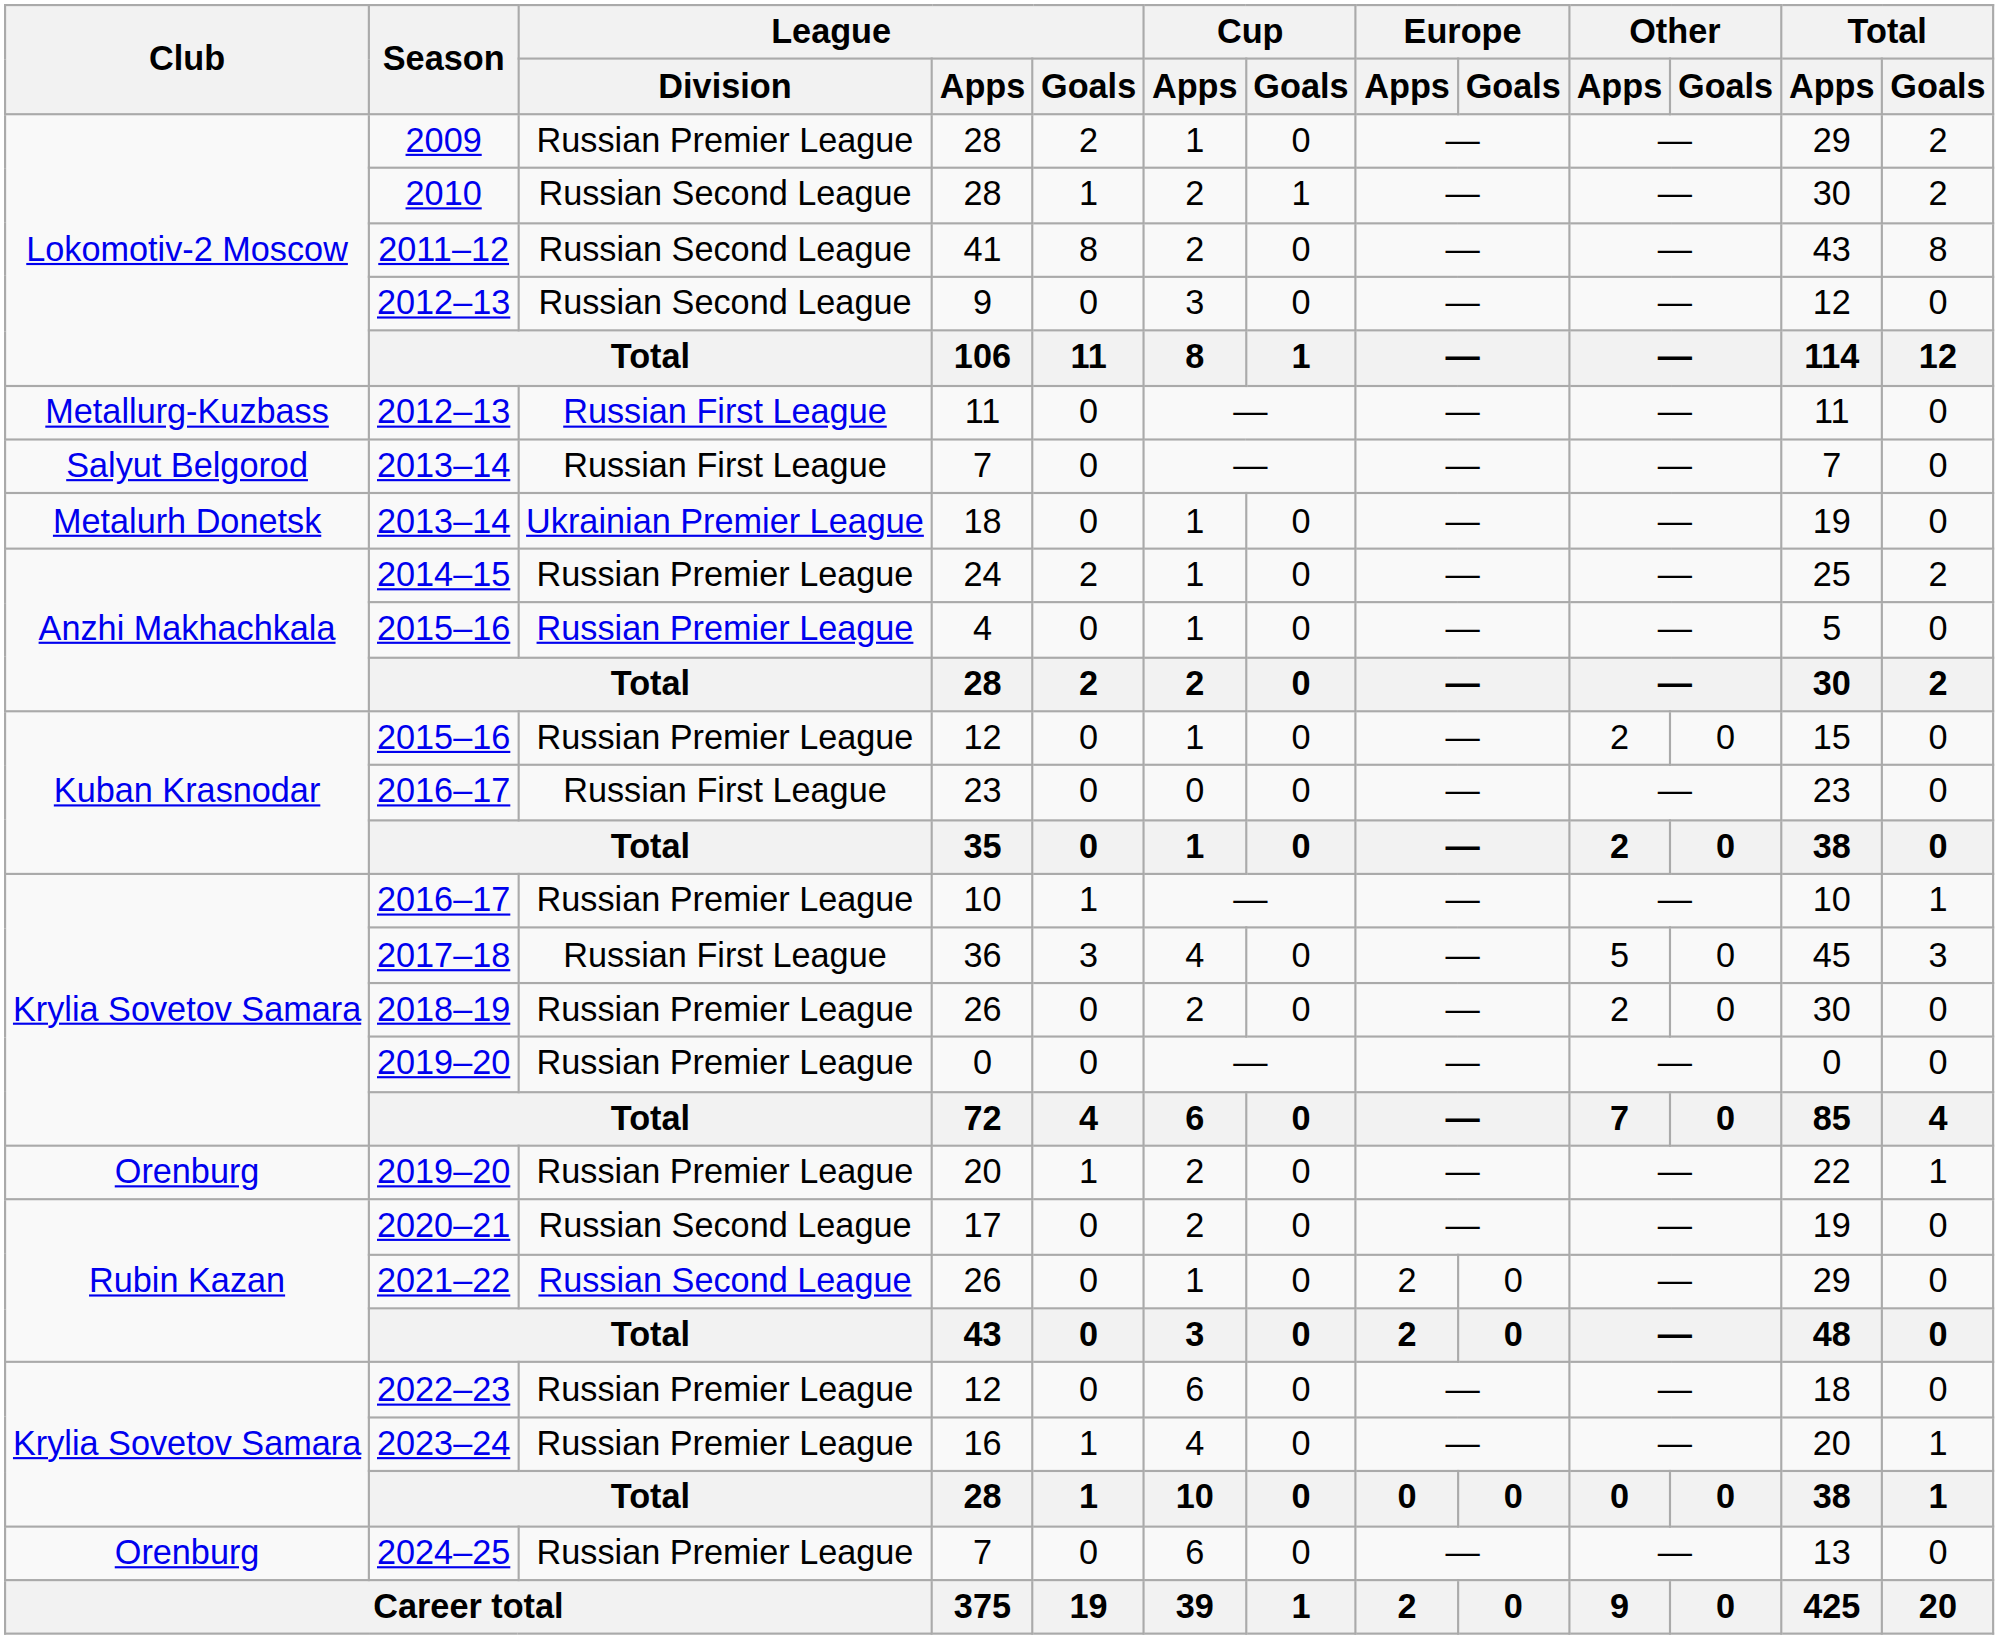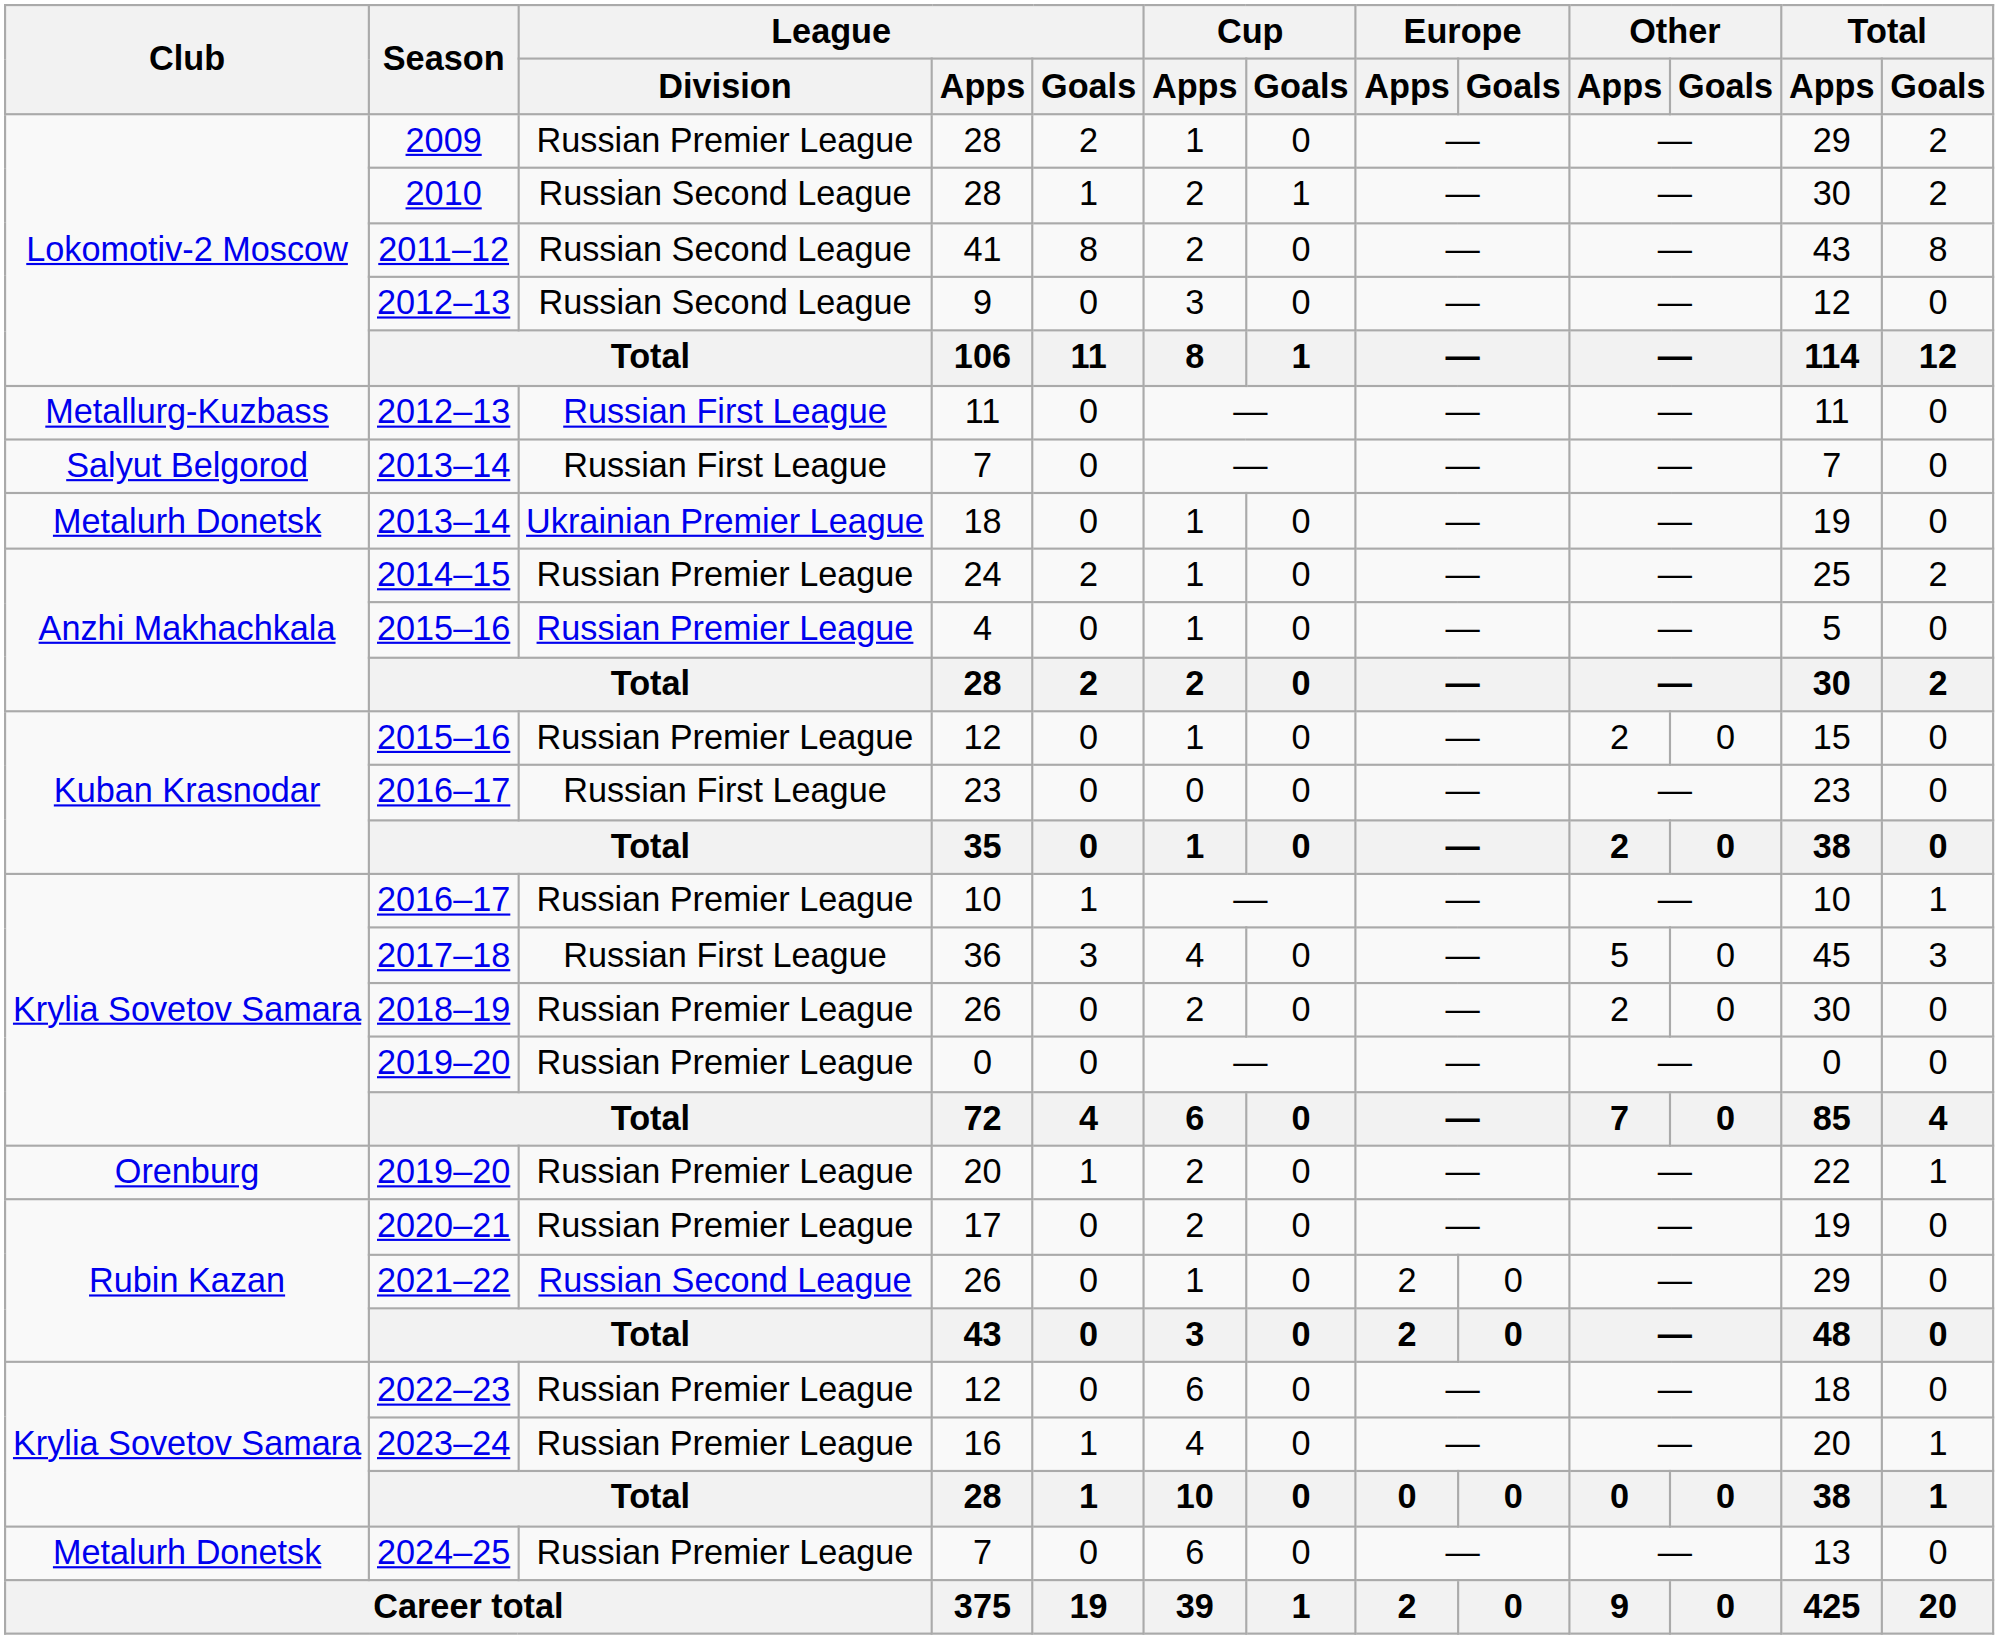(725, 1226) Russian Second League -> (725, 1226) Russian Premier League
(187, 1552) Orenburg -> (187, 1552) Metalurh Donetsk
